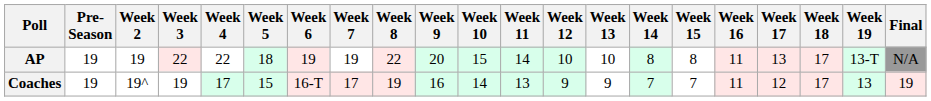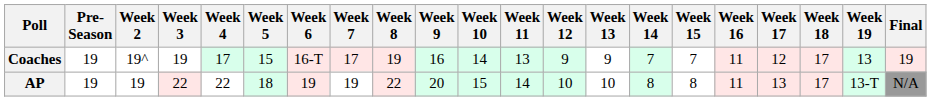rows swapped: (35, 59) <-> (35, 84)
